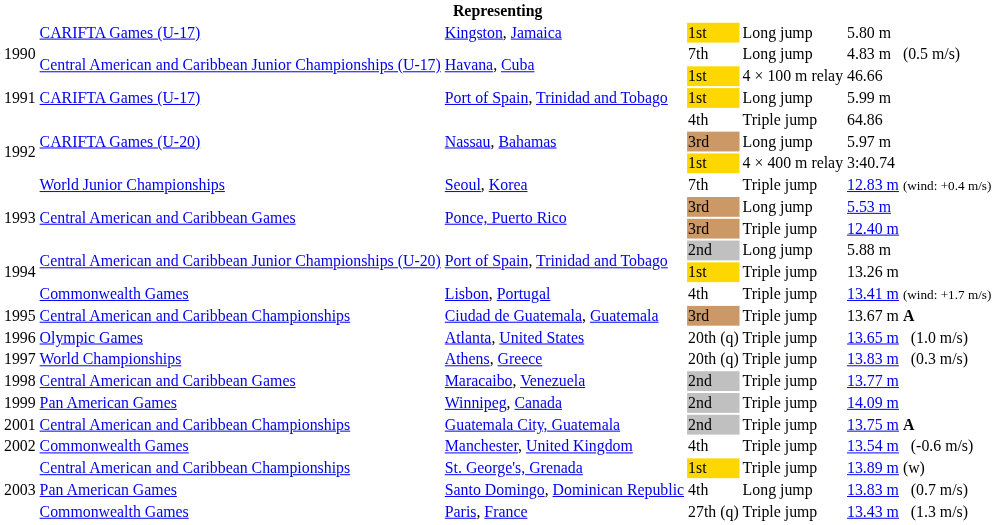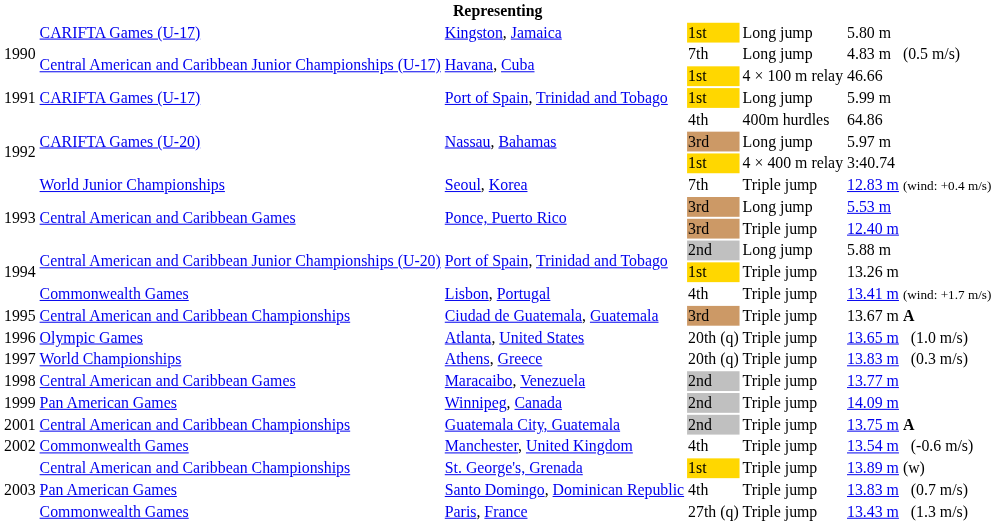(780, 119) Triple jump -> (786, 119) 400m hurdles
(778, 490) Long jump -> (780, 490) Triple jump
